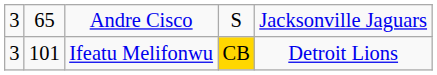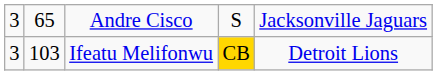(44, 53) 101 -> (44, 53) 103
